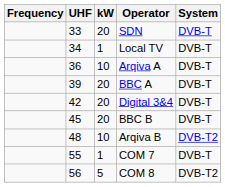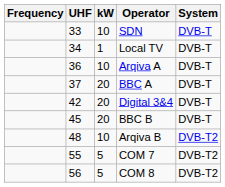(103, 31) 20 -> (103, 31) 10
(75, 84) 39 -> (75, 84) 37
(100, 155) 1 -> (100, 155) 5
(195, 155) DVB-T -> (198, 155) DVB-T2
